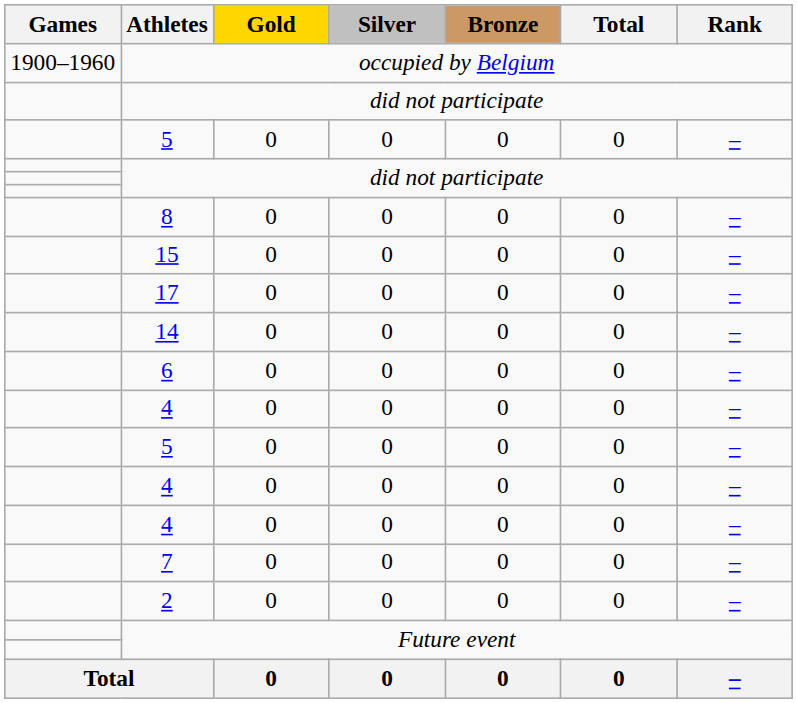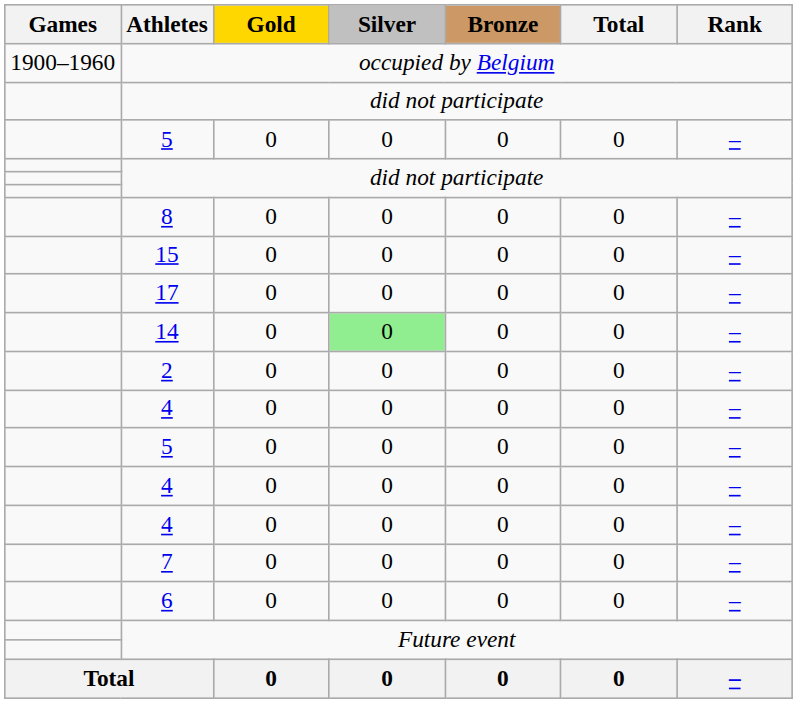(387, 331) no background -> (387, 331) lightgreen background
rows swapped: (167, 601) <-> (167, 370)
